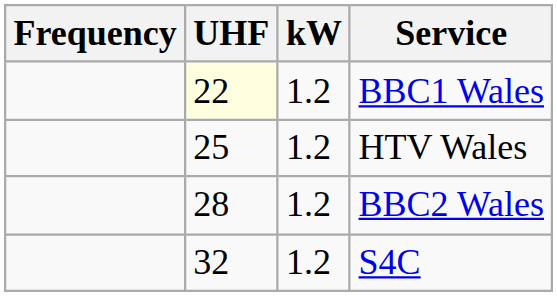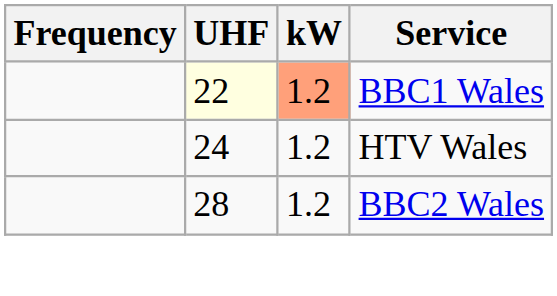(308, 90) no background -> (308, 90) lightsalmon background
(211, 147) 25 -> (211, 147) 24
- row: (390, 261)
